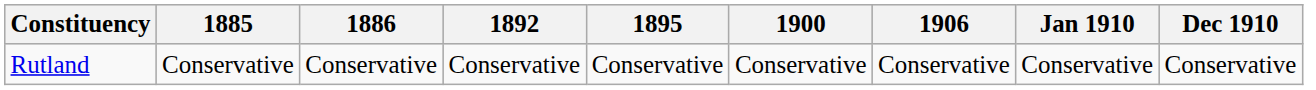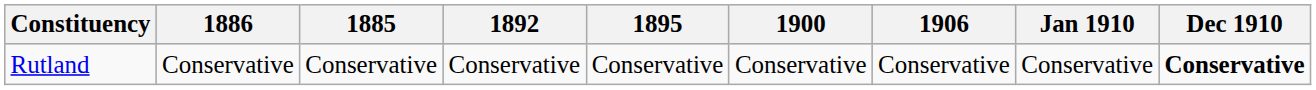columns swapped: (228, 24) <-> (371, 24)
(1230, 63) normal -> (1235, 63) bold
